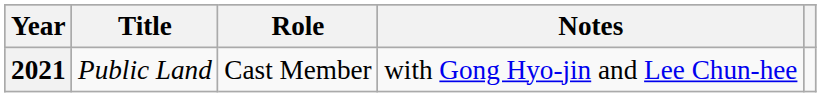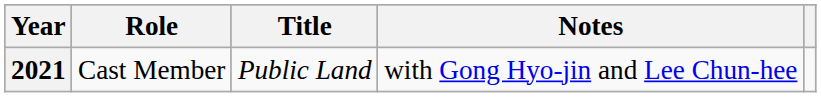columns swapped: (145, 26) <-> (298, 26)
